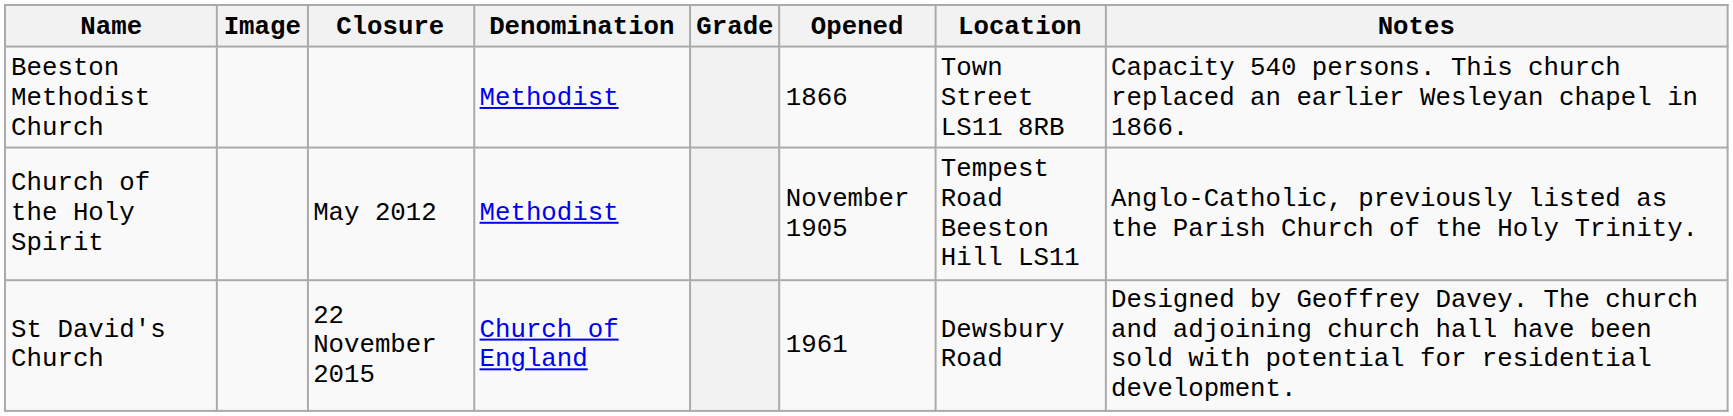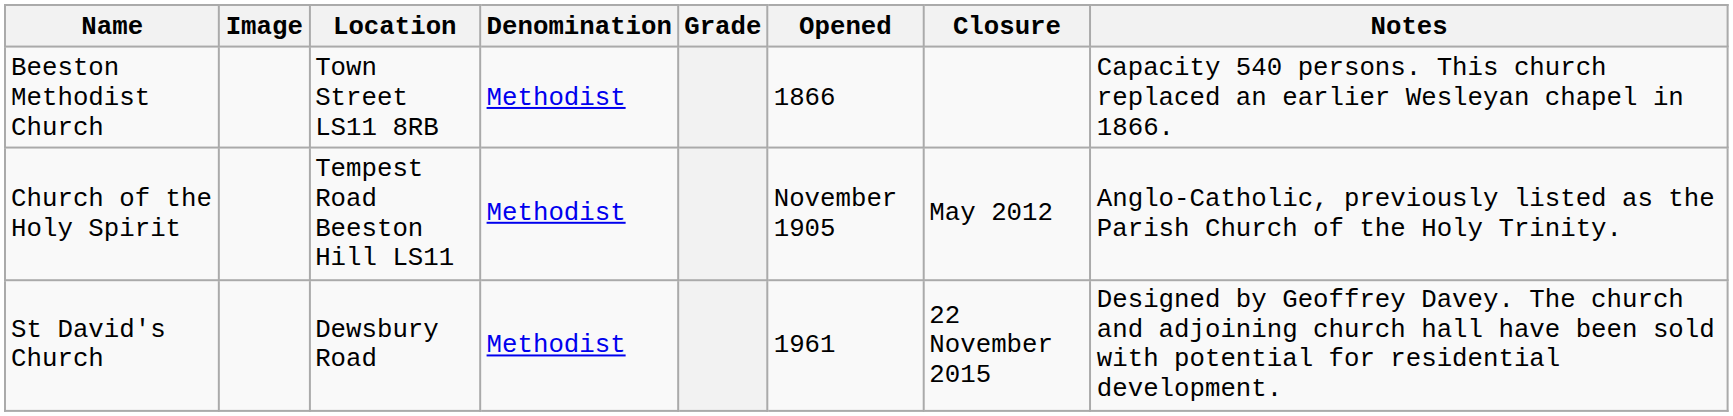columns swapped: (1020, 26) <-> (390, 26)
(549, 345) Church of England -> (556, 345) Methodist
